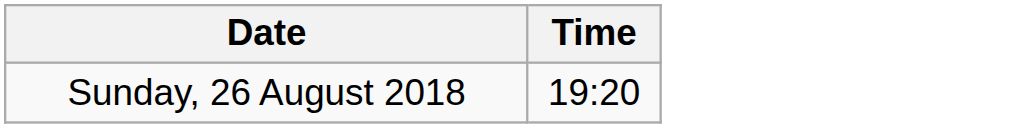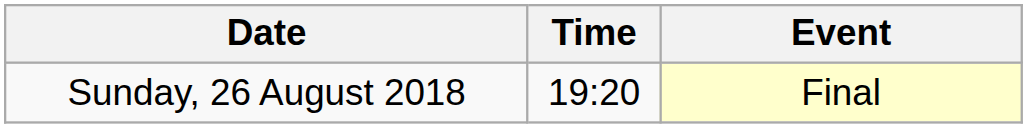+ column: (841, 33)
